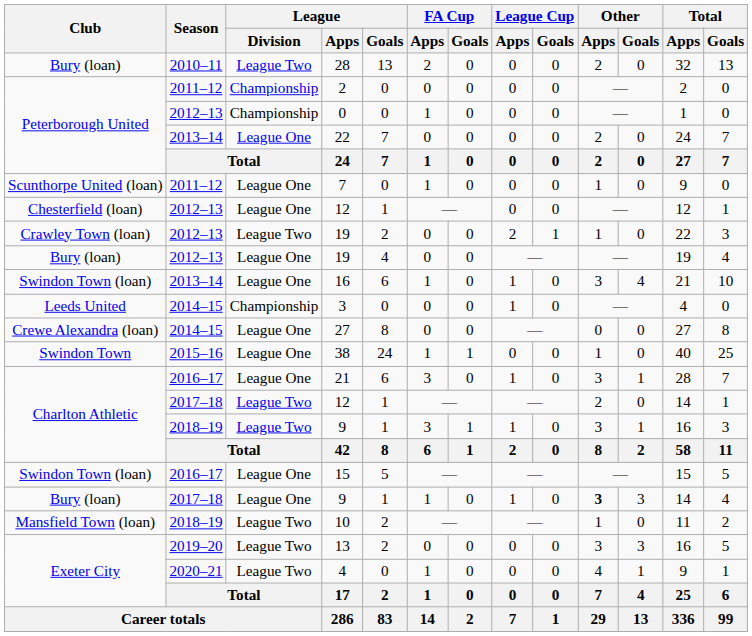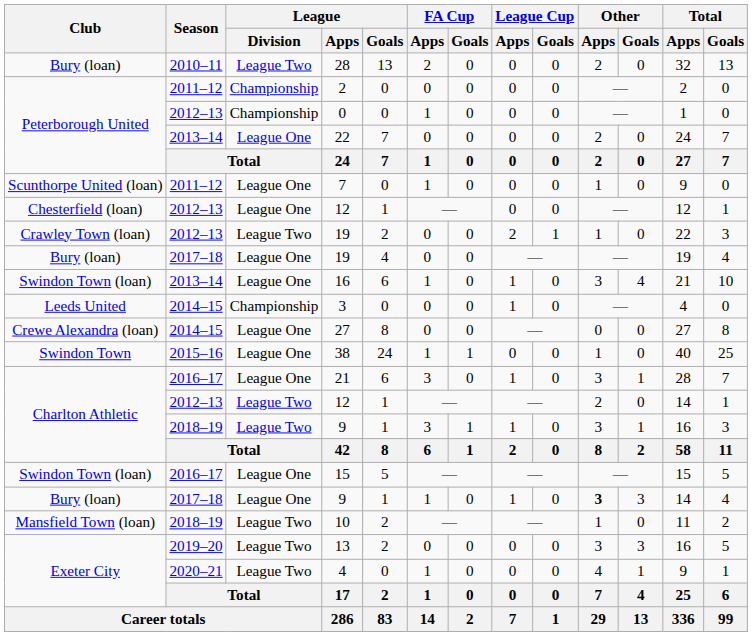(196, 257) 2012–13 -> (196, 257) 2017–18
(196, 402) 2017–18 -> (196, 402) 2012–13
